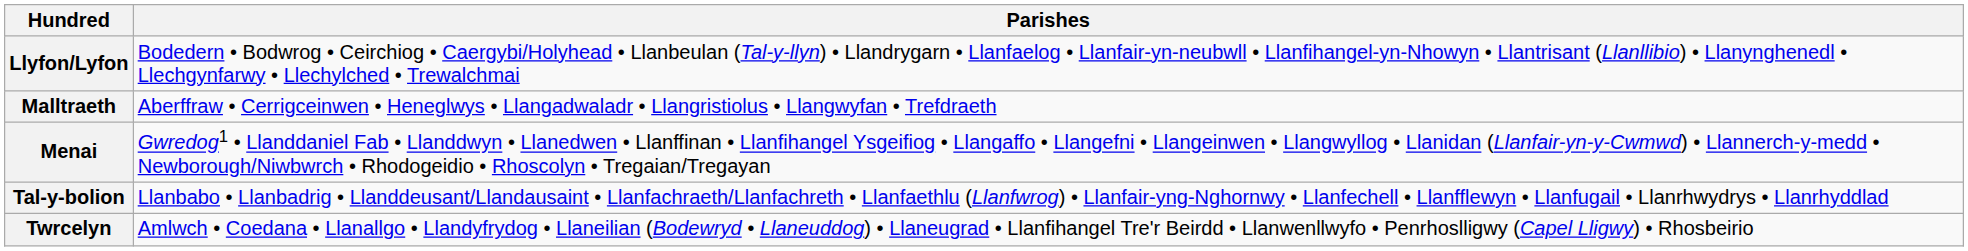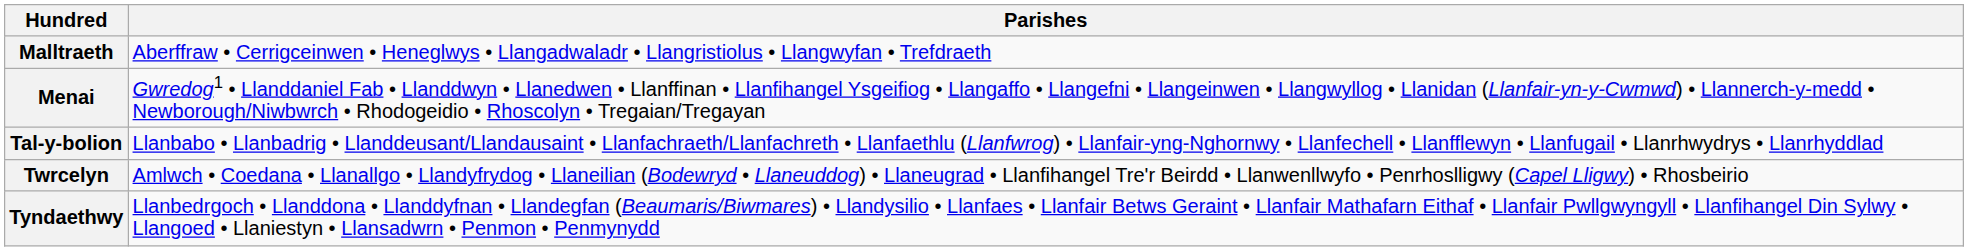- row: (69, 63)
+ row: (66, 218)
